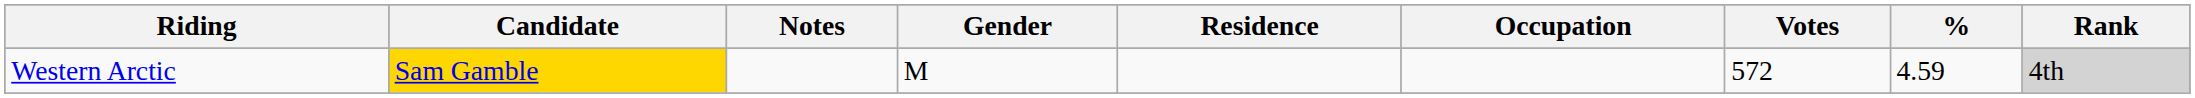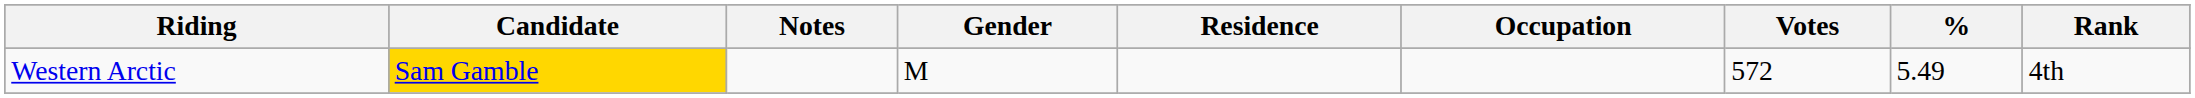(1921, 70) 4.59 -> (1921, 70) 5.49
(2046, 70) lightgrey background -> (2046, 70) no background
